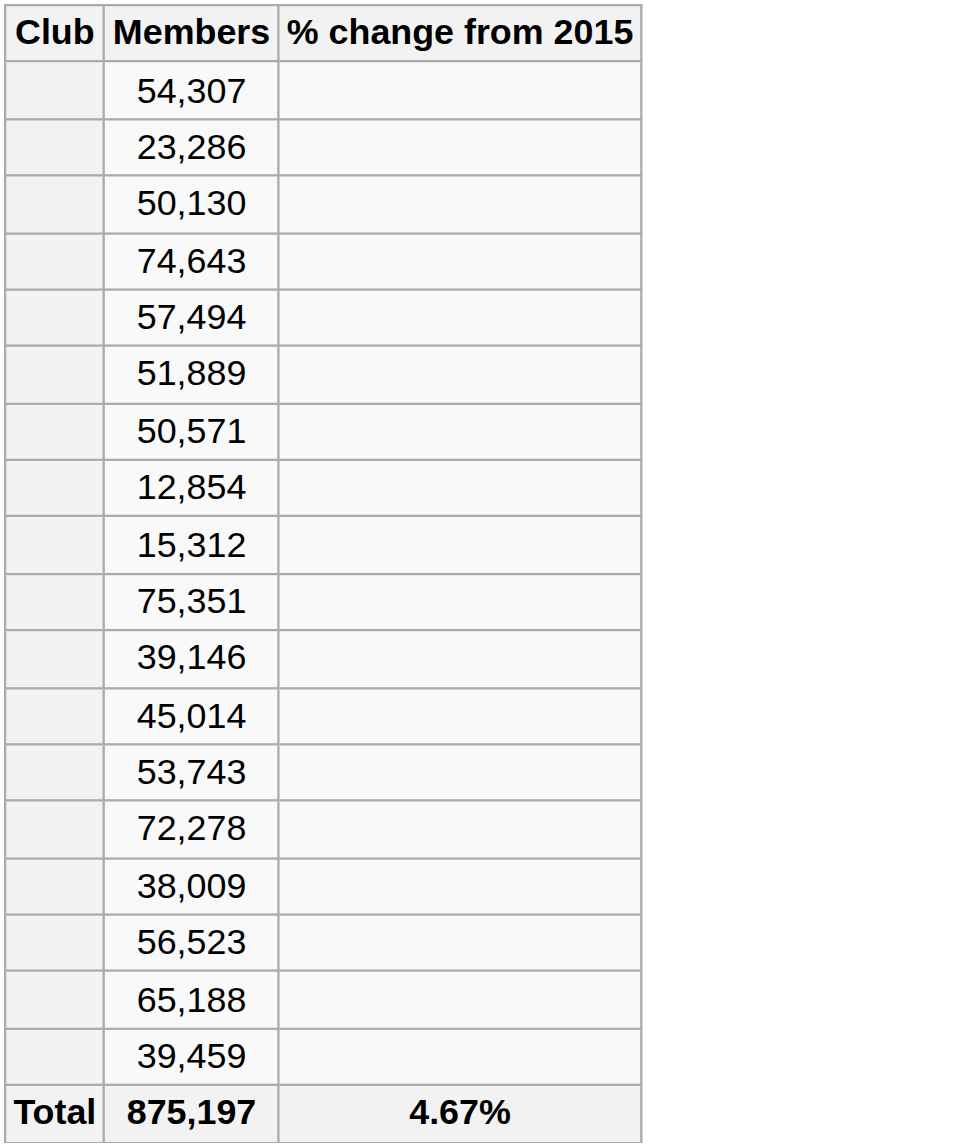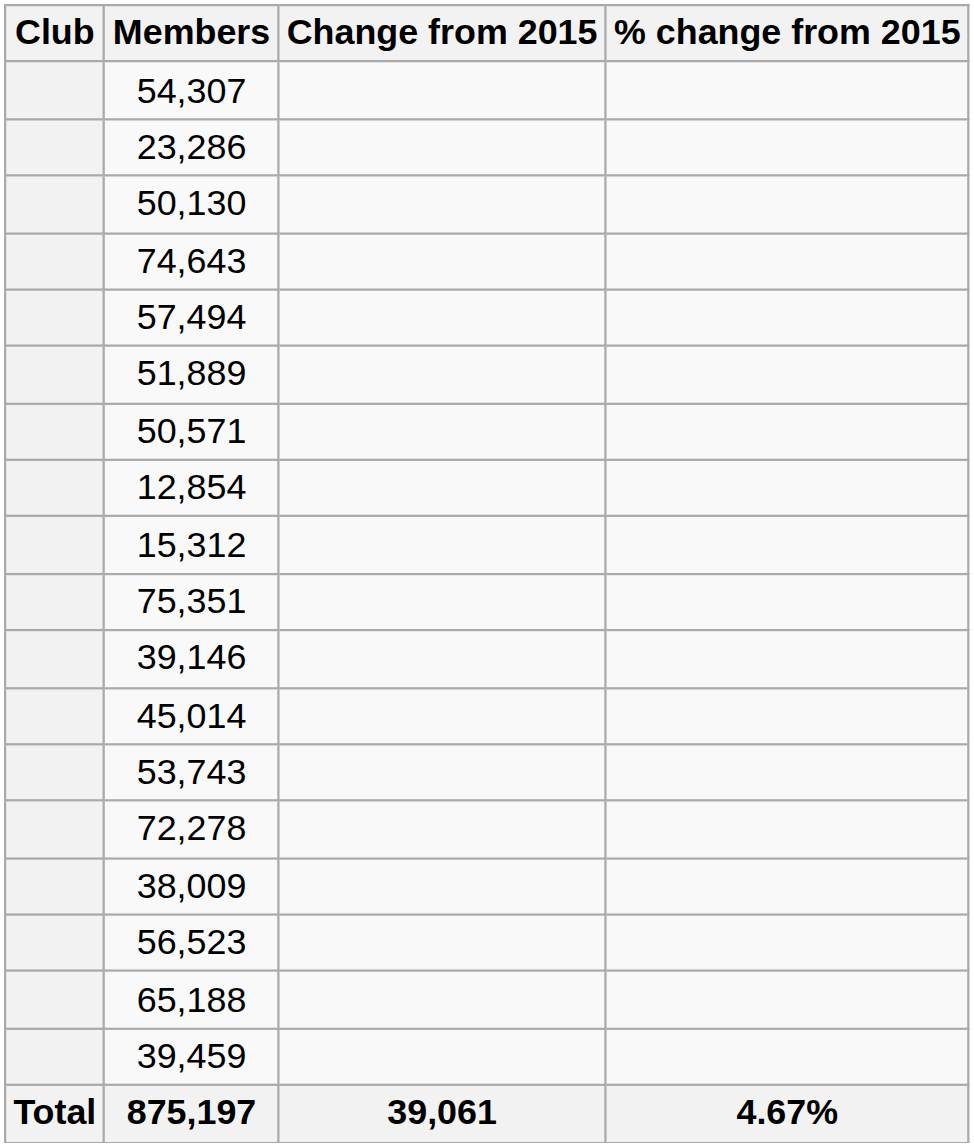+ column: (442, 32)
